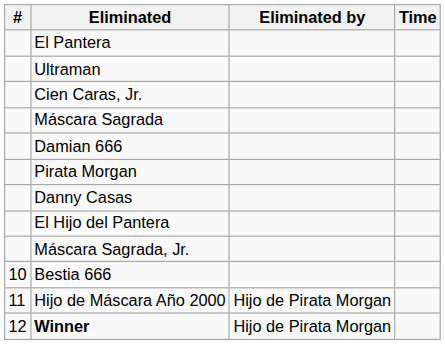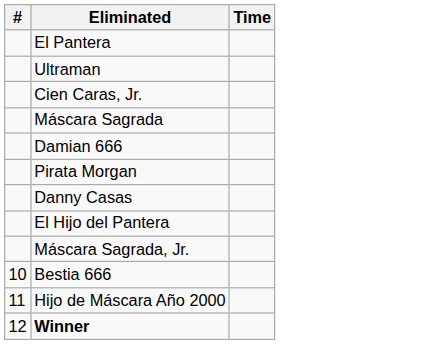- column: (312, 17)
